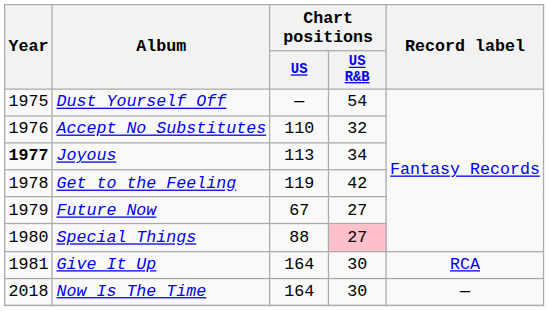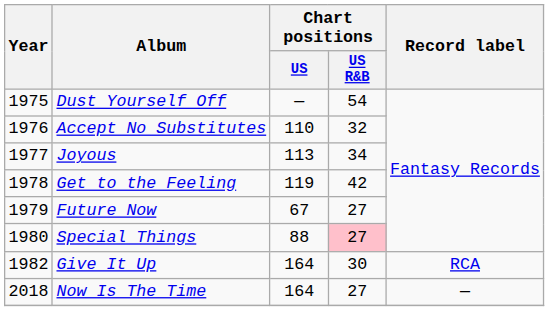(29, 156) bold -> (29, 156) normal
(29, 265) 1981 -> (29, 265) 1982
(357, 292) 30 -> (357, 292) 27
